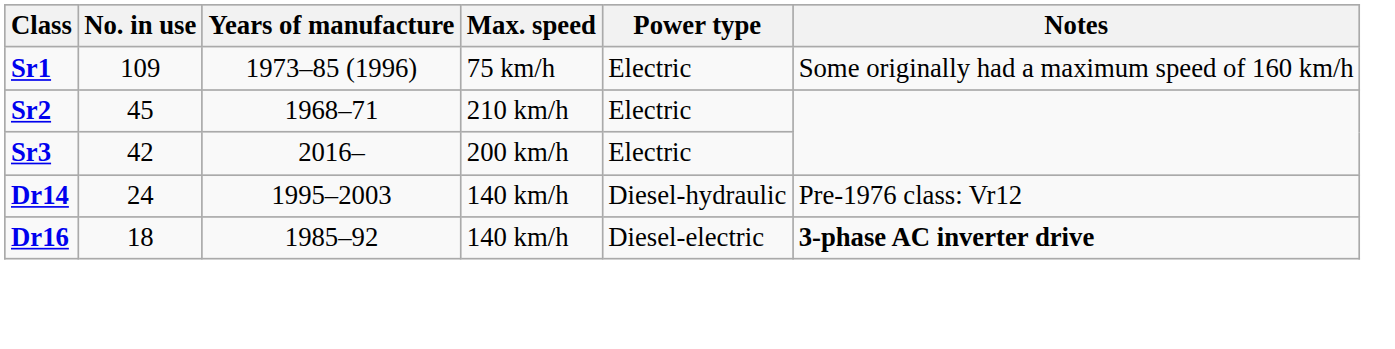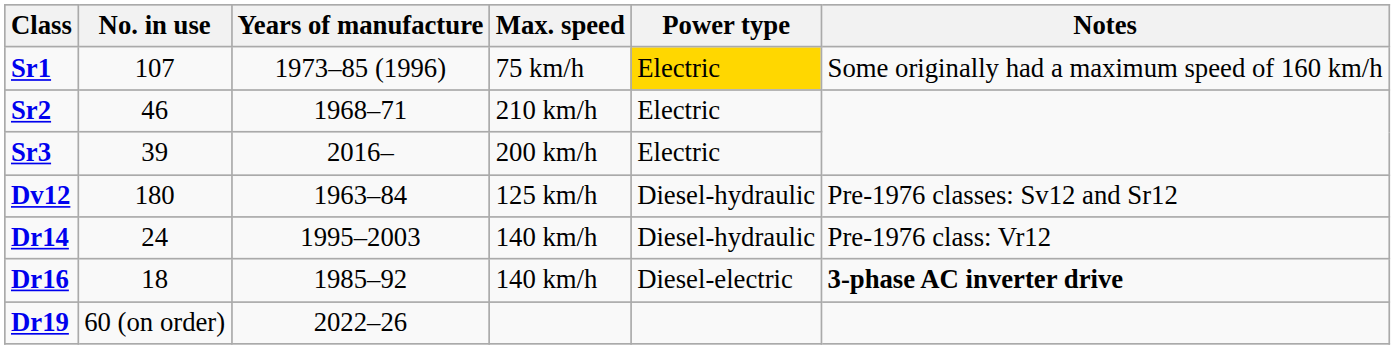(140, 68) 109 -> (155, 68) 107
(650, 68) no background -> (679, 68) gold background
(140, 110) 45 -> (155, 110) 46
(140, 152) 42 -> (155, 152) 39
+ row: (41, 195)
+ row: (40, 322)
